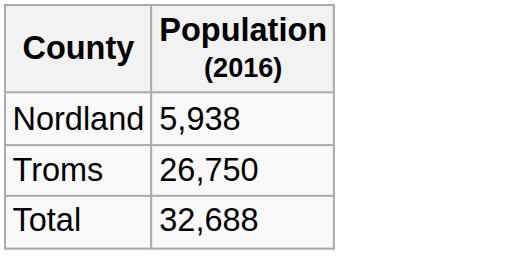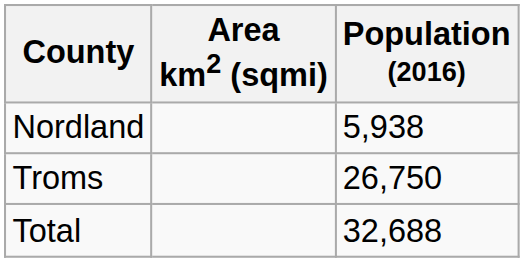+ column: (244, 52)
